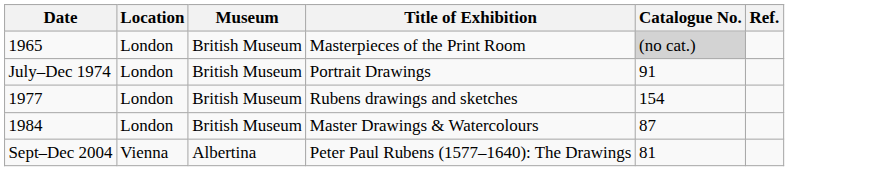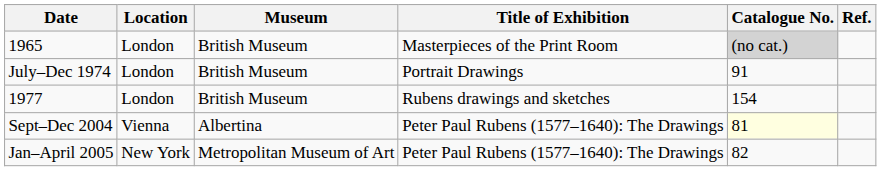- row: (25, 125)
(648, 152) no background -> (740, 125) lightyellow background
+ row: (61, 152)
